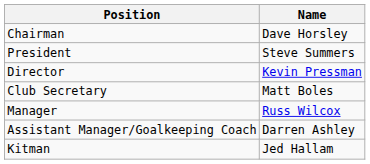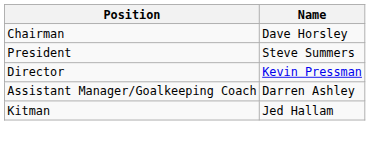- row: (57, 91)
- row: (32, 110)
